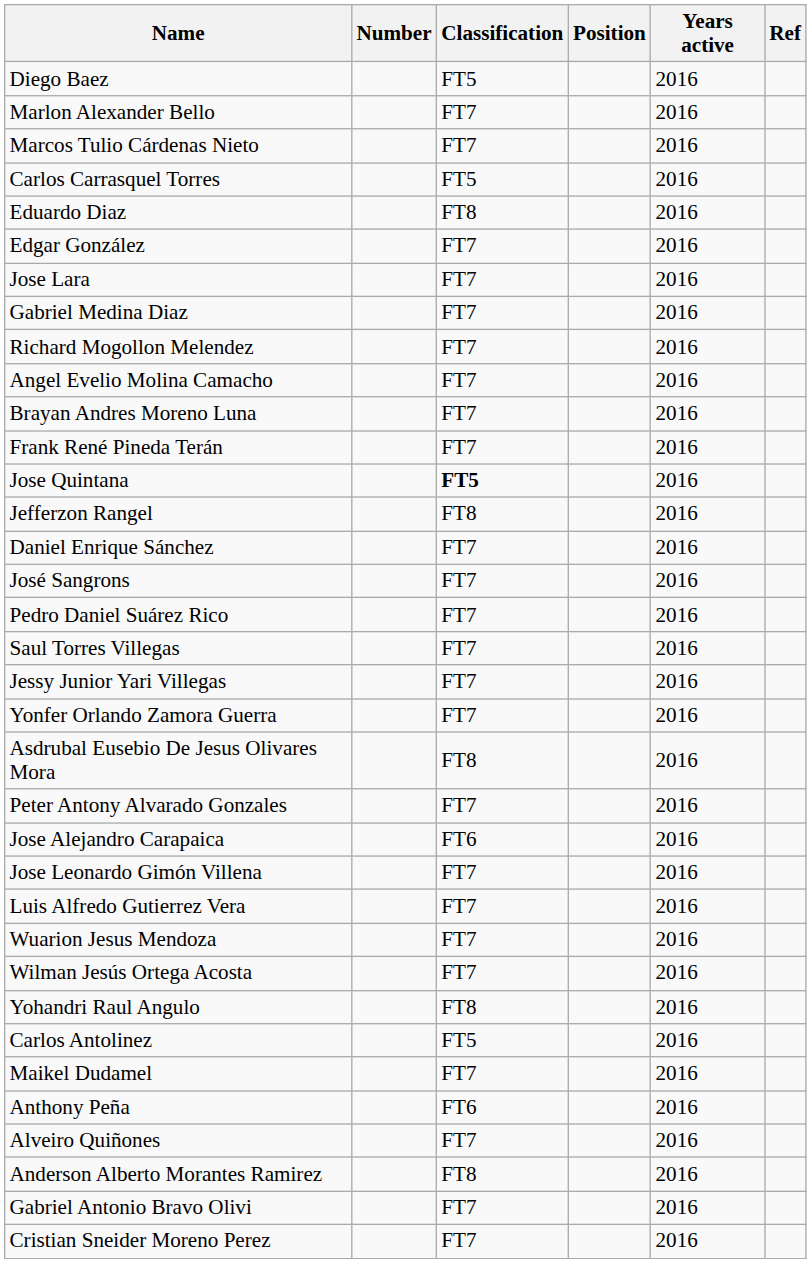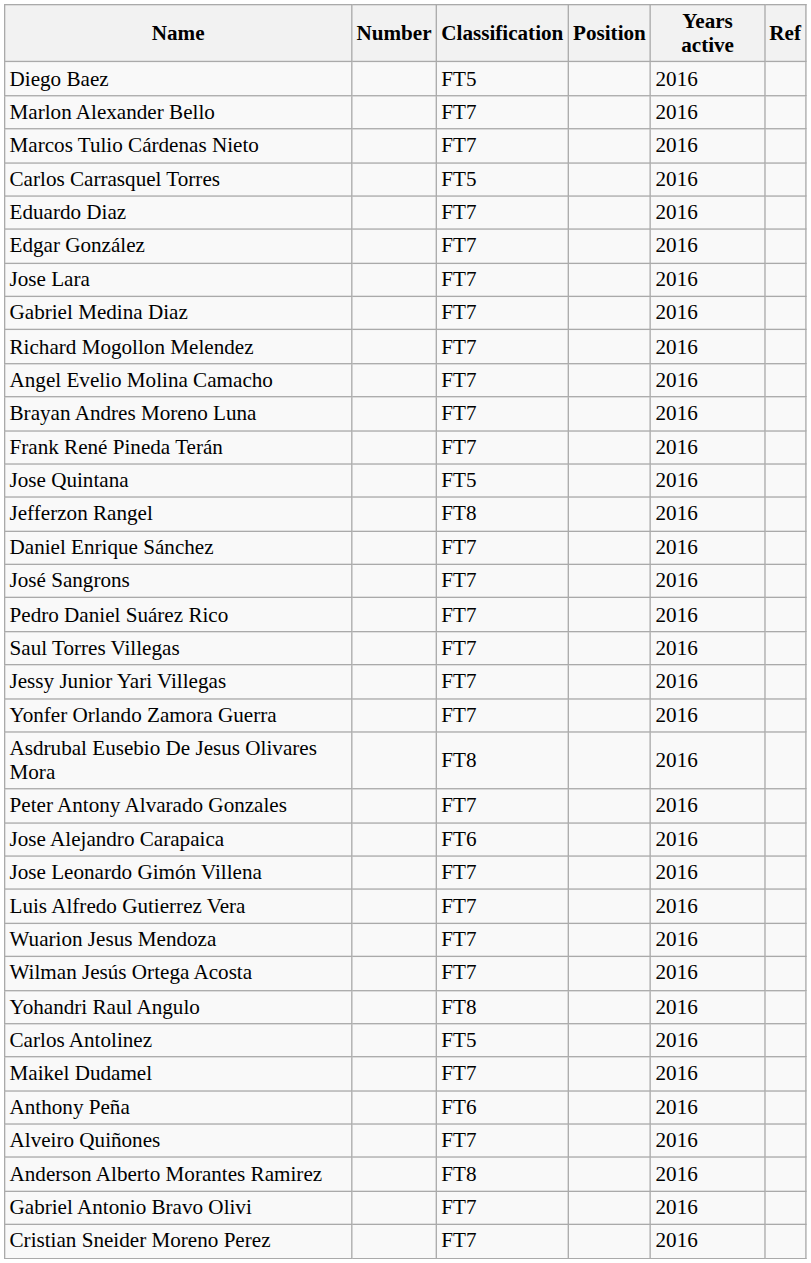(459, 212) FT8 -> (459, 212) FT7
(460, 480) bold -> (459, 480) normal
